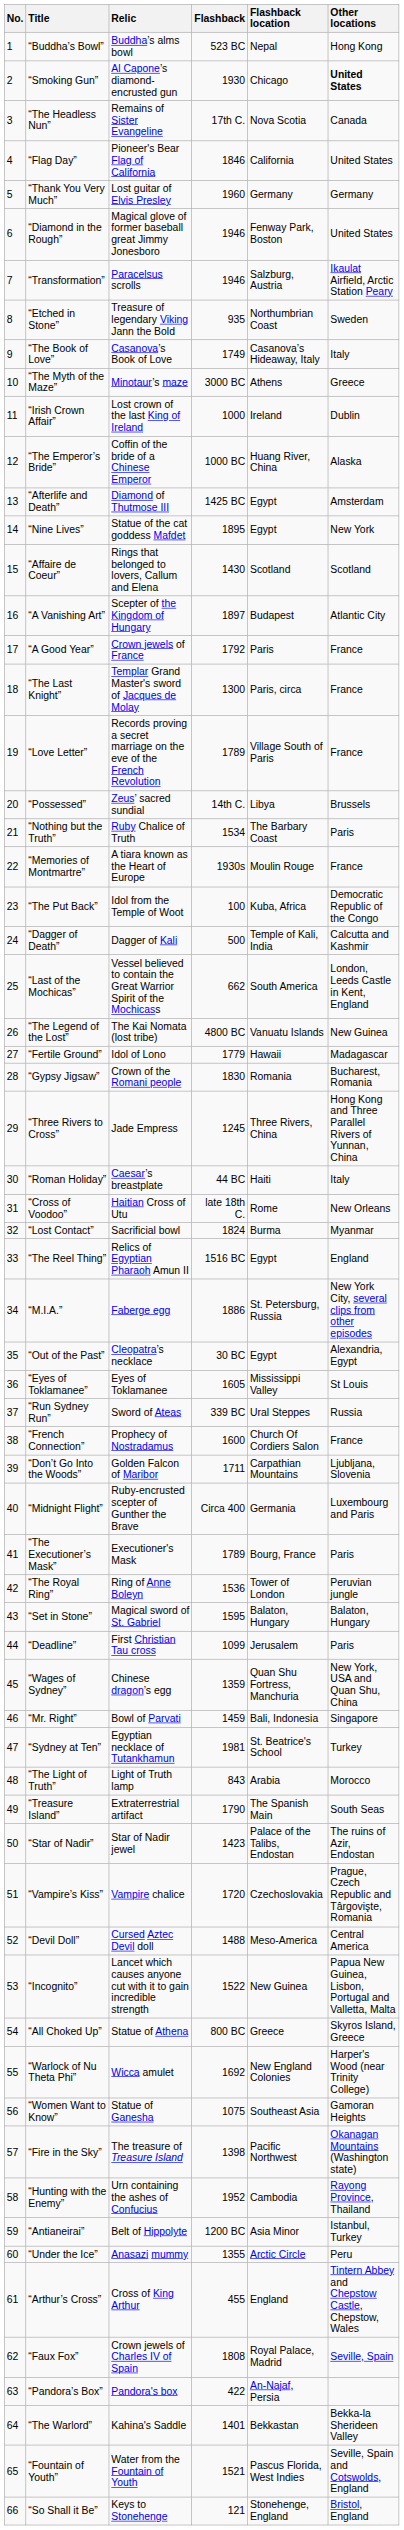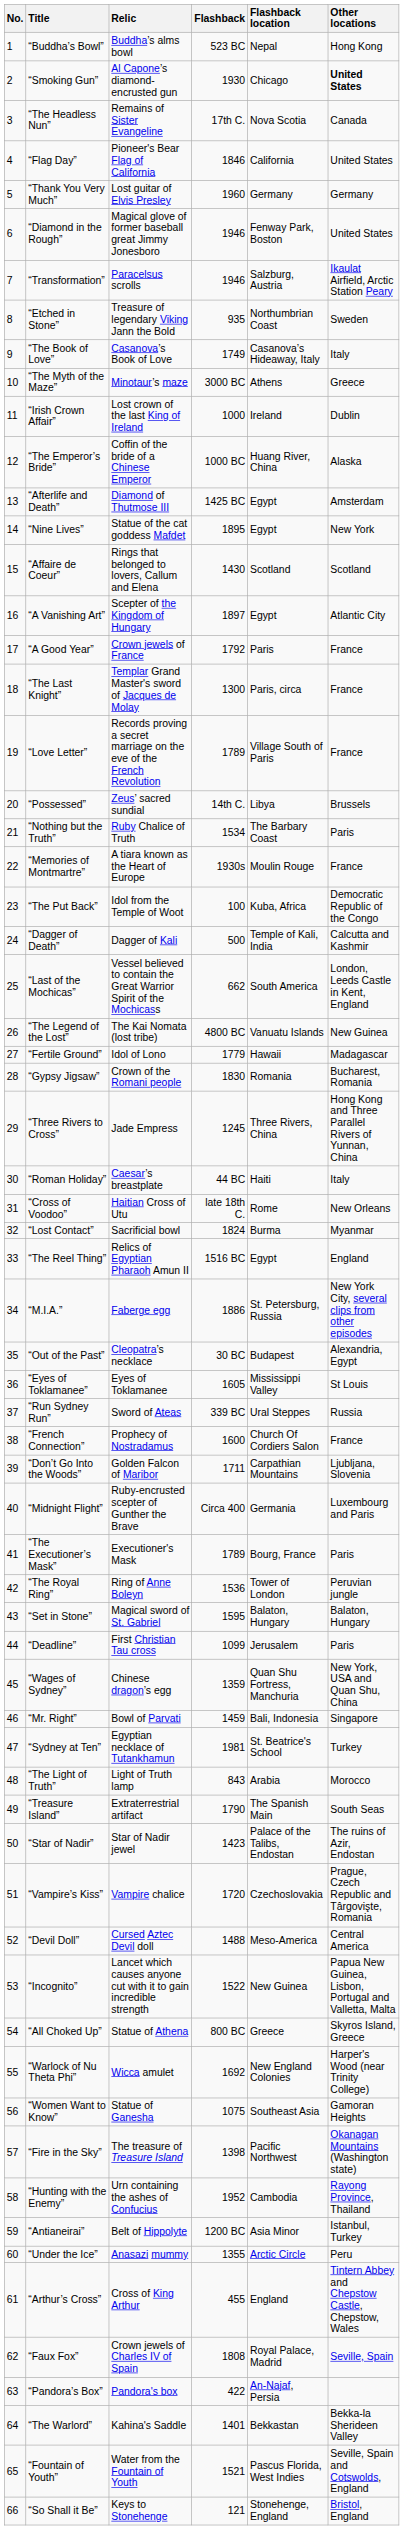(272, 615) Budapest -> (263, 615) Egypt
(263, 1356) Egypt -> (272, 1356) Budapest
